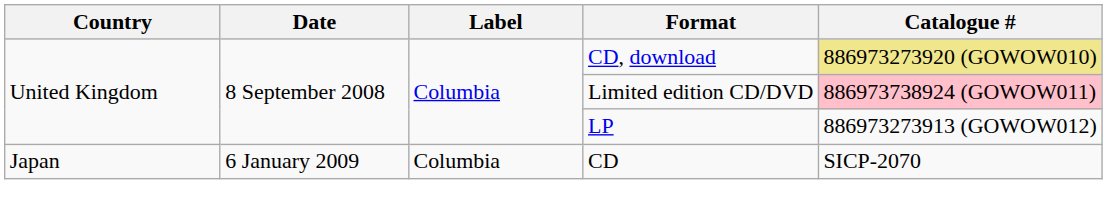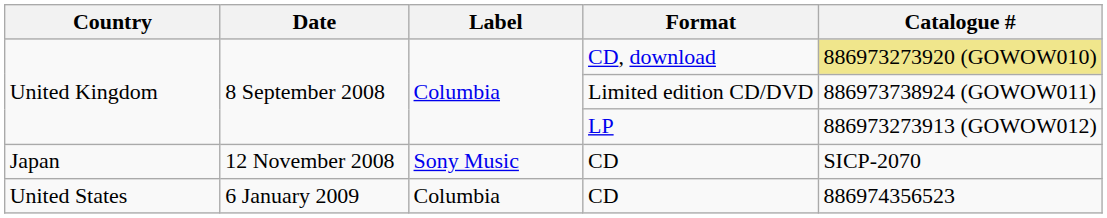(960, 91) pink background -> (960, 91) no background
(292, 160) 6 January 2009 -> (310, 160) 12 November 2008
(457, 160) Columbia -> (466, 160) Sony Music
+ row: (68, 195)
